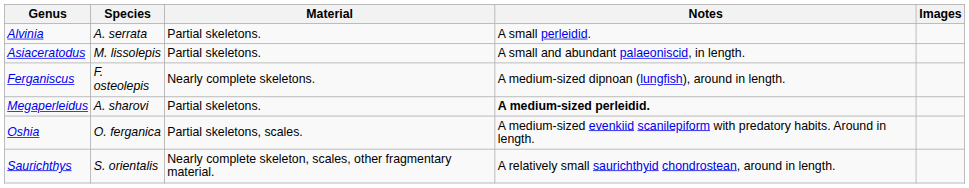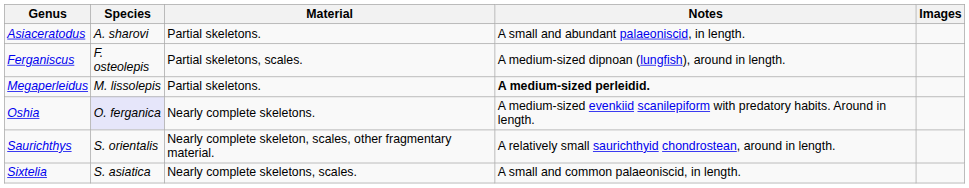- row: (25, 33)
(127, 53) M. lissolepis -> (121, 33) A. sharovi
(241, 79) Nearly complete skeletons. -> (235, 60) Partial skeletons, scales.
(121, 106) A. sharovi -> (127, 86) M. lissolepis
(127, 132) no background -> (127, 113) lavender background
(235, 132) Partial skeletons, scales. -> (241, 113) Nearly complete skeletons.
+ row: (27, 173)
